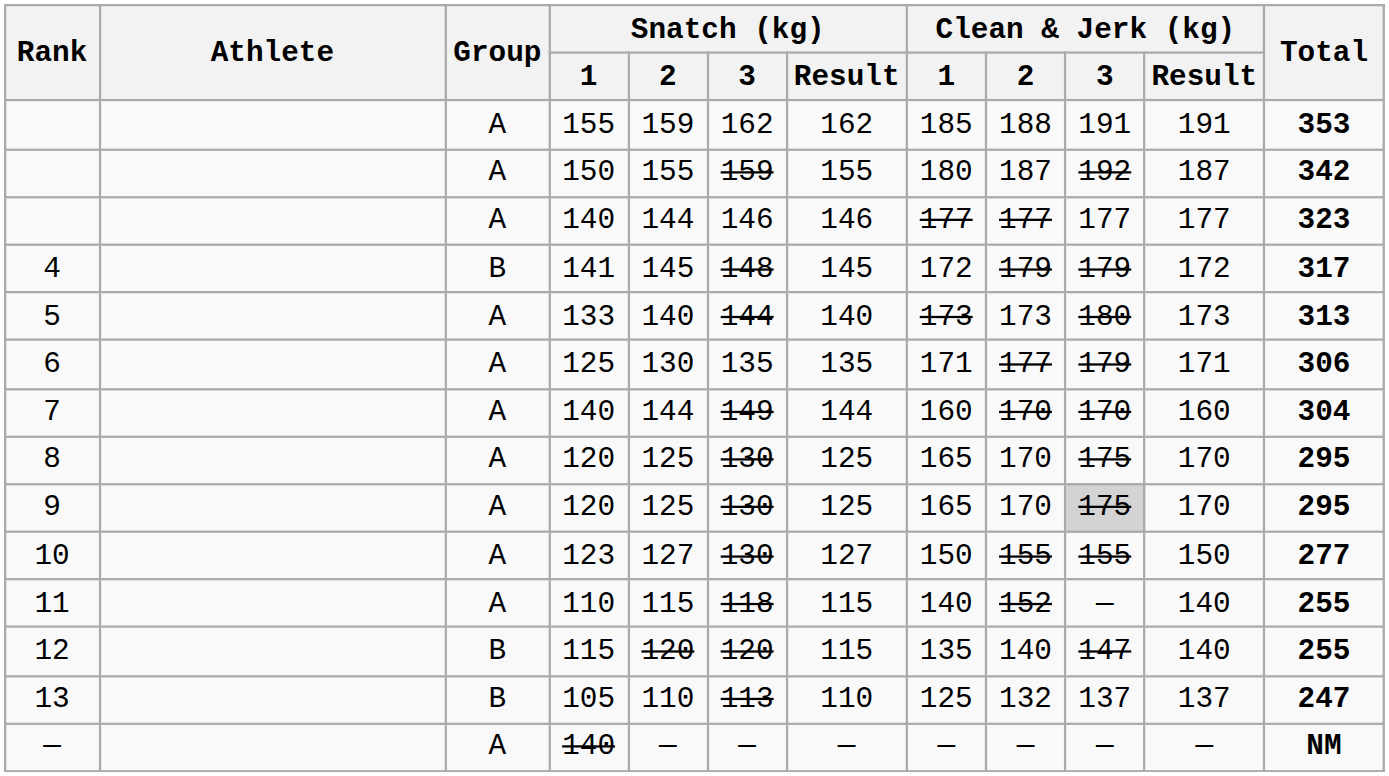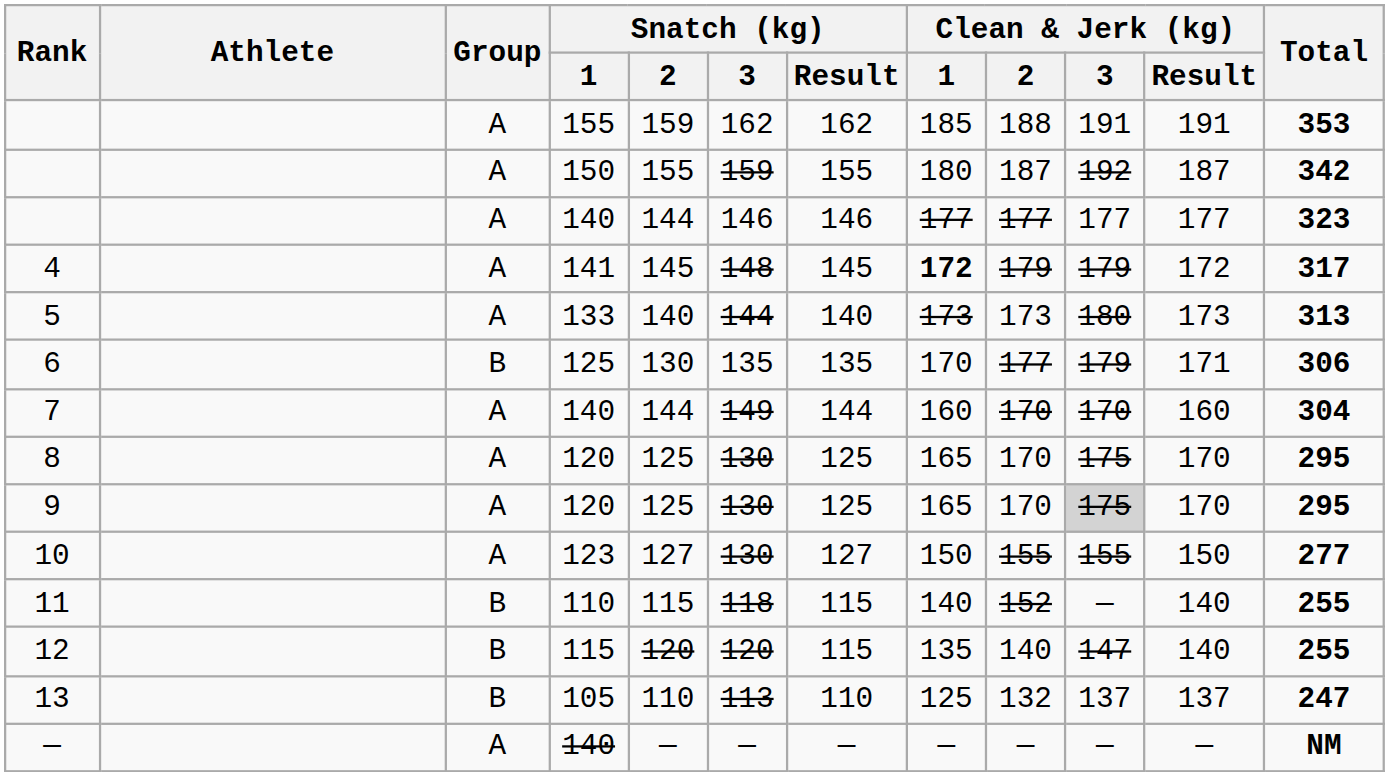(497, 268) B -> (497, 268) A
(946, 268) normal -> (946, 268) bold
(497, 364) A -> (497, 364) B
(946, 364) 171 -> (946, 364) 170
(497, 604) A -> (497, 604) B
